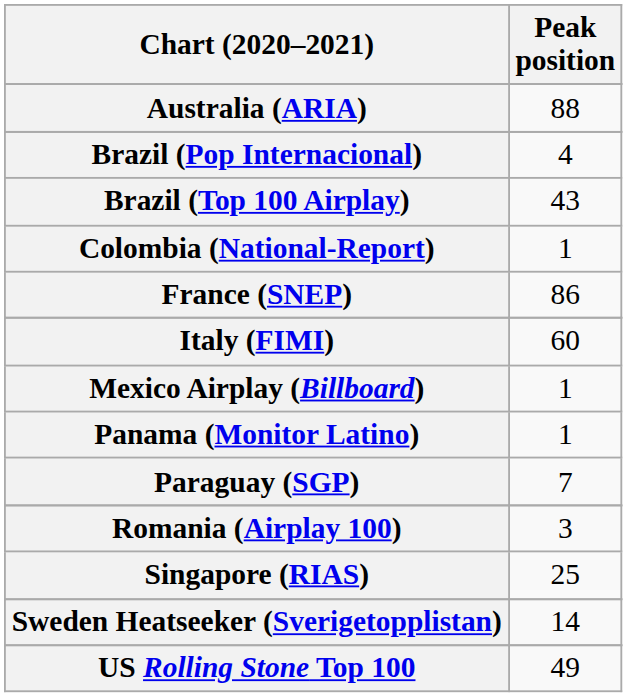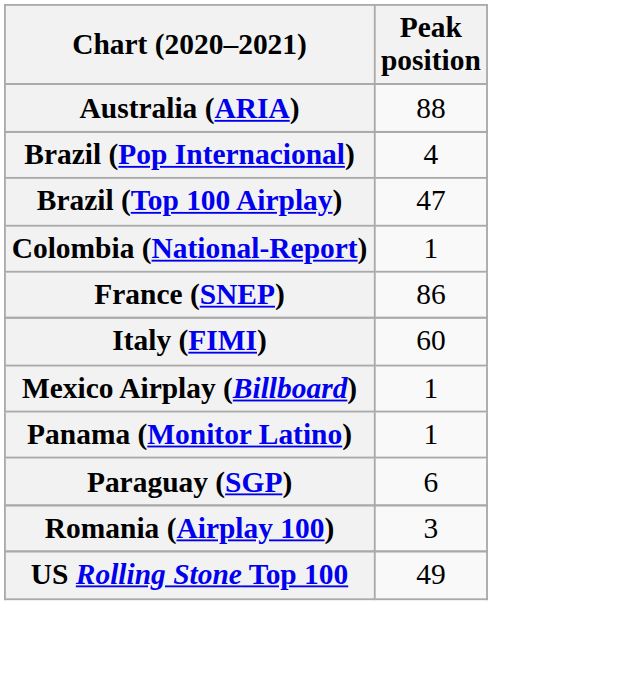(565, 201) 43 -> (431, 201) 47
(565, 481) 7 -> (431, 481) 6
- row: (257, 574)
- row: (257, 621)
